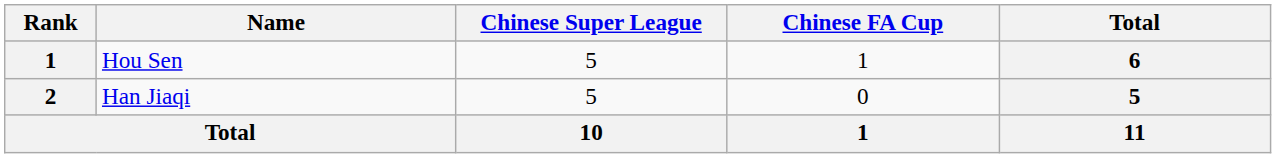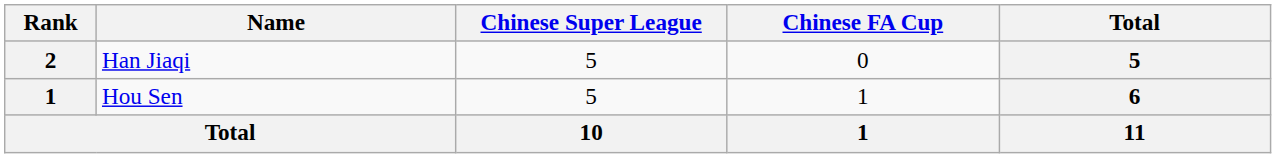rows swapped: (142, 59) <-> (146, 96)
